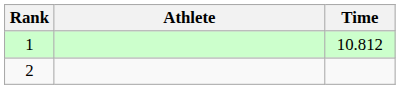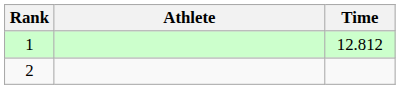(360, 44) 10.812 -> (360, 44) 12.812
